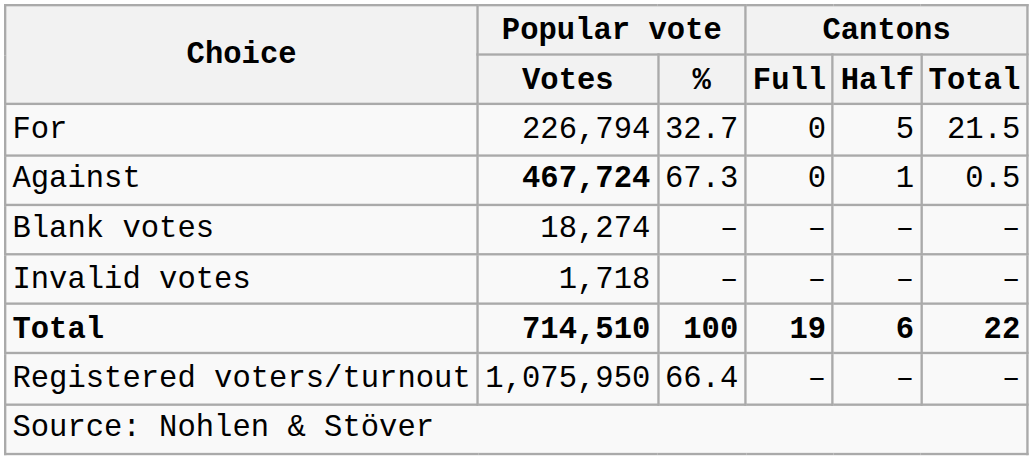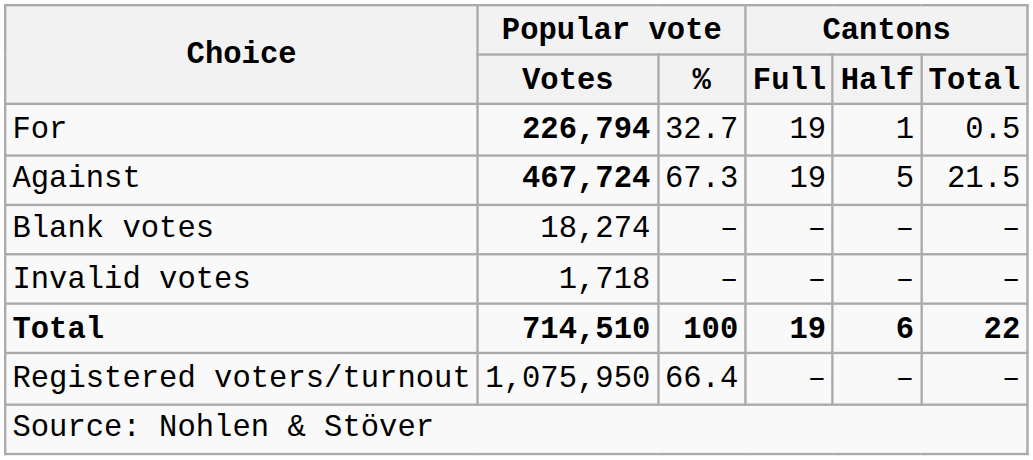(586, 130) normal -> (586, 130) bold
(817, 130) 0 -> (808, 130) 19
(905, 130) 5 -> (905, 130) 1
(984, 130) 21.5 -> (993, 130) 0.5
(817, 179) 0 -> (808, 179) 19
(905, 179) 1 -> (905, 179) 5
(993, 179) 0.5 -> (984, 179) 21.5
